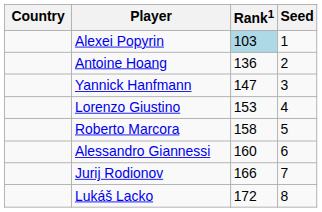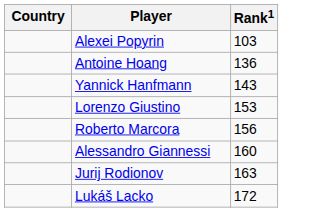- column: (297, 17)
(245, 41) lightblue background -> (245, 41) no background
(245, 85) 147 -> (245, 85) 143
(245, 129) 158 -> (245, 129) 156
(245, 173) 166 -> (245, 173) 163
